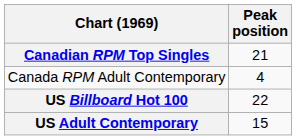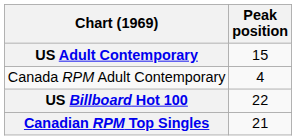rows swapped: (117, 54) <-> (117, 123)
